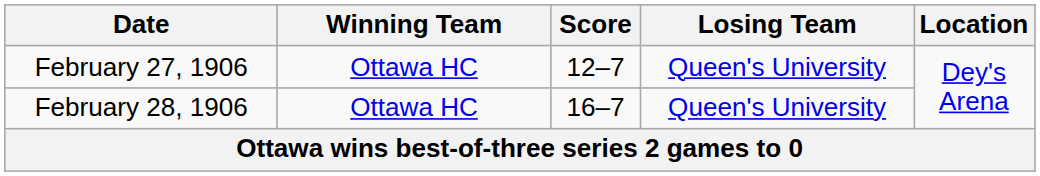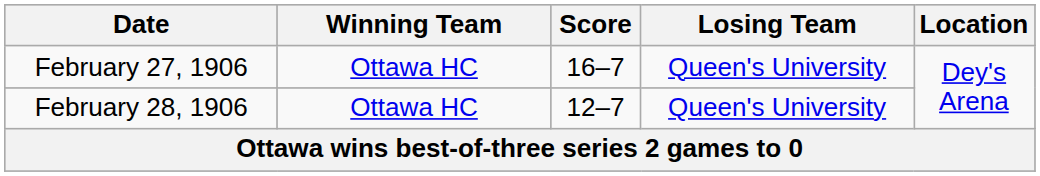(596, 66) 12–7 -> (596, 66) 16–7
(596, 107) 16–7 -> (596, 107) 12–7
